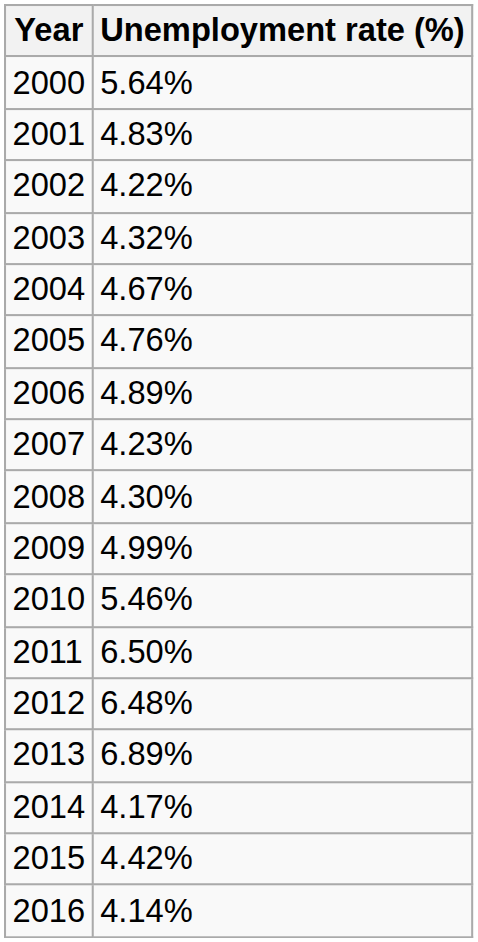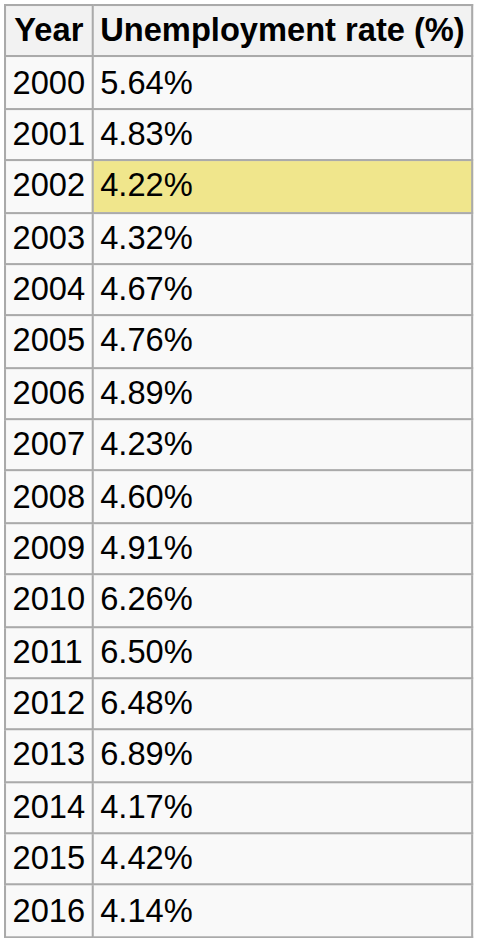(146, 185) no background -> (146, 185) khaki background
(146, 496) 4.30% -> (146, 496) 4.60%
(146, 548) 4.99% -> (146, 548) 4.91%
(146, 599) 5.46% -> (146, 599) 6.26%
